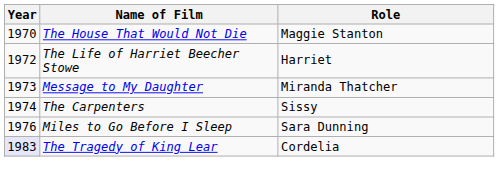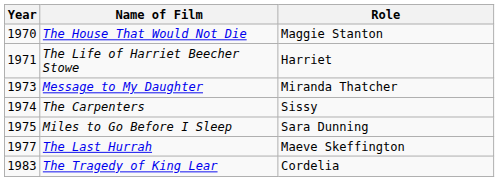(22, 61) 1972 -> (22, 61) 1971
(22, 127) 1976 -> (22, 127) 1975
+ row: (97, 146)
(22, 146) lavender background -> (22, 166) no background
